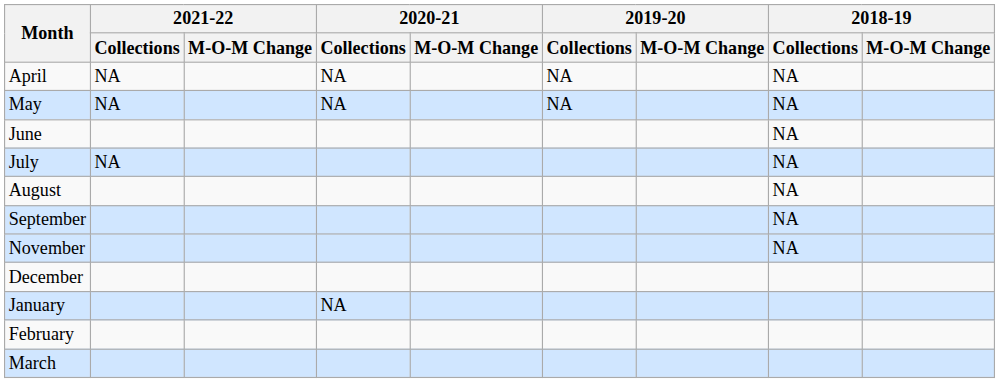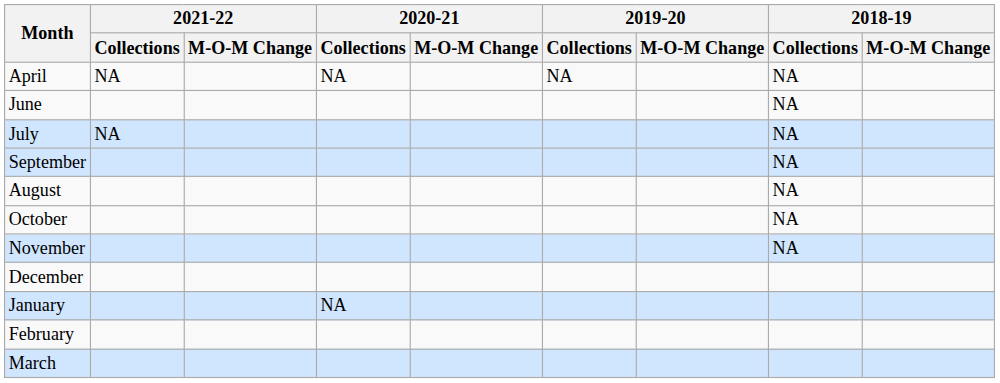- row: (25, 104)
rows swapped: (35, 190) <-> (47, 219)
+ row: (38, 219)
